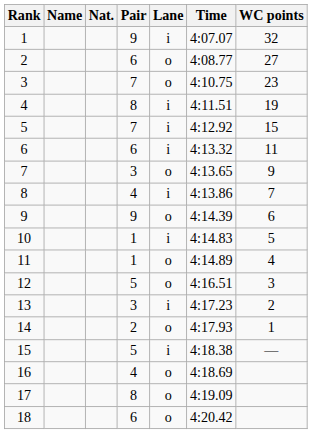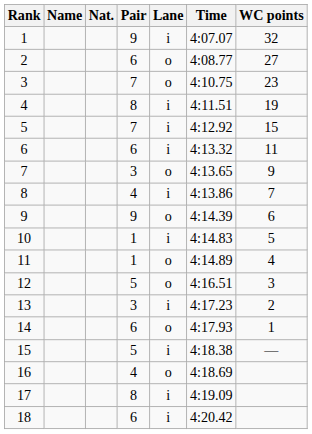(134, 328) 2 -> (134, 328) 6
(168, 395) o -> (168, 395) i
(168, 417) o -> (168, 417) i
